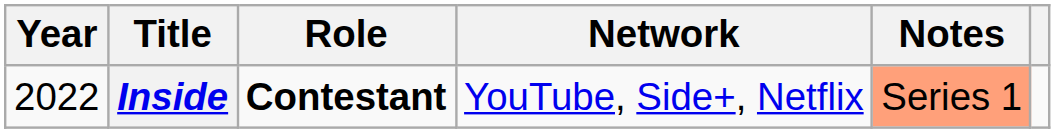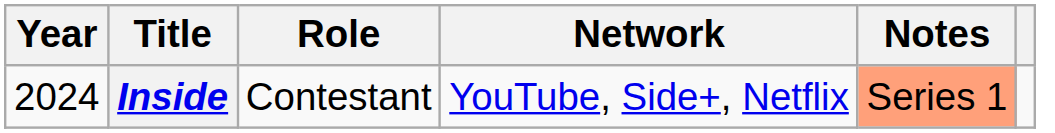(57, 95) 2022 -> (57, 95) 2024
(346, 95) bold -> (339, 95) normal
